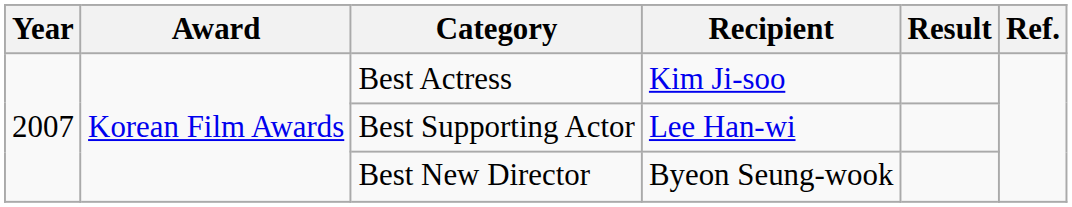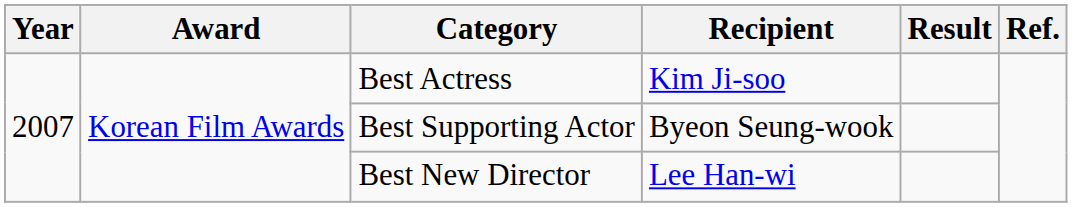(722, 126) Lee Han-wi -> (771, 126) Byeon Seung-wook
(771, 175) Byeon Seung-wook -> (722, 175) Lee Han-wi
